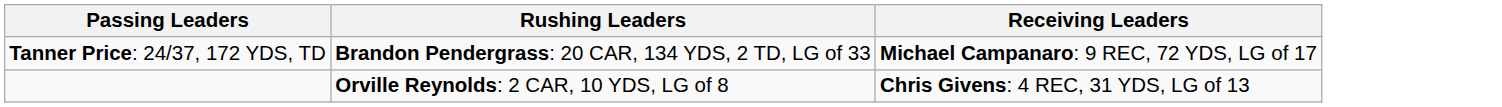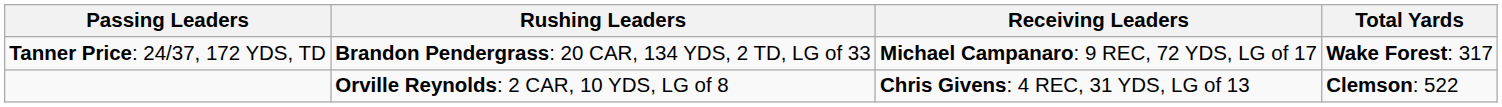+ column: (1410, 20)
